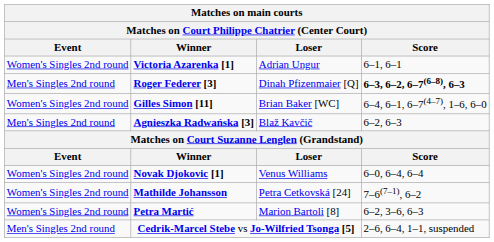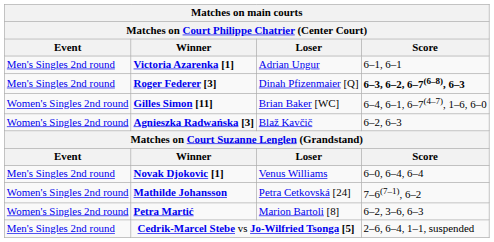(68, 64) Women's Singles 2nd round -> (61, 64) Men's Singles 2nd round
(61, 122) Men's Singles 2nd round -> (68, 122) Women's Singles 2nd round
(68, 174) Women's Singles 2nd round -> (61, 174) Men's Singles 2nd round
